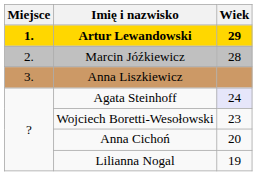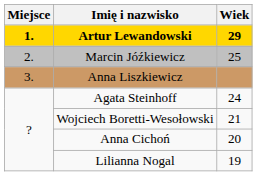(234, 56) 28 -> (234, 56) 25
(234, 98) lavender background -> (234, 98) no background
(234, 118) 23 -> (234, 118) 21
